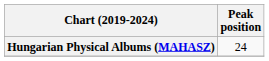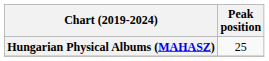(241, 46) 24 -> (241, 46) 25
